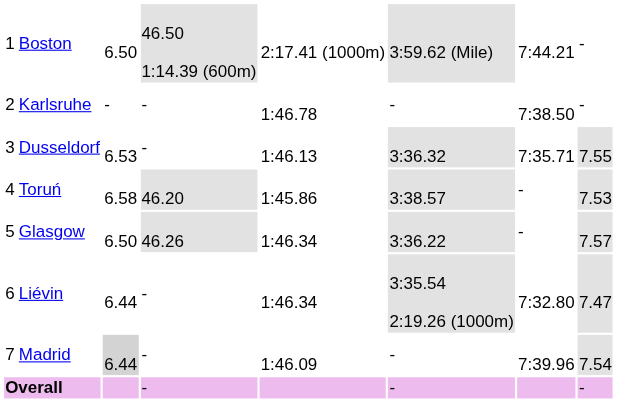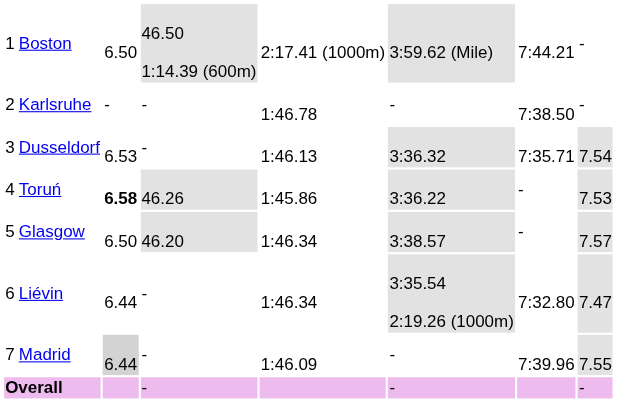(595, 156) 7.55 -> (595, 156) 7.54
(121, 199) normal -> (121, 199) bold
(163, 199) 46.20 -> (163, 199) 46.26
(418, 199) 3:38.57 -> (418, 199) 3:36.22
(163, 241) 46.26 -> (163, 241) 46.20
(418, 241) 3:36.22 -> (418, 241) 3:38.57
(595, 364) 7.54 -> (595, 364) 7.55
